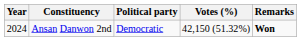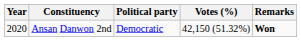(17, 28) 2024 -> (17, 28) 2020
